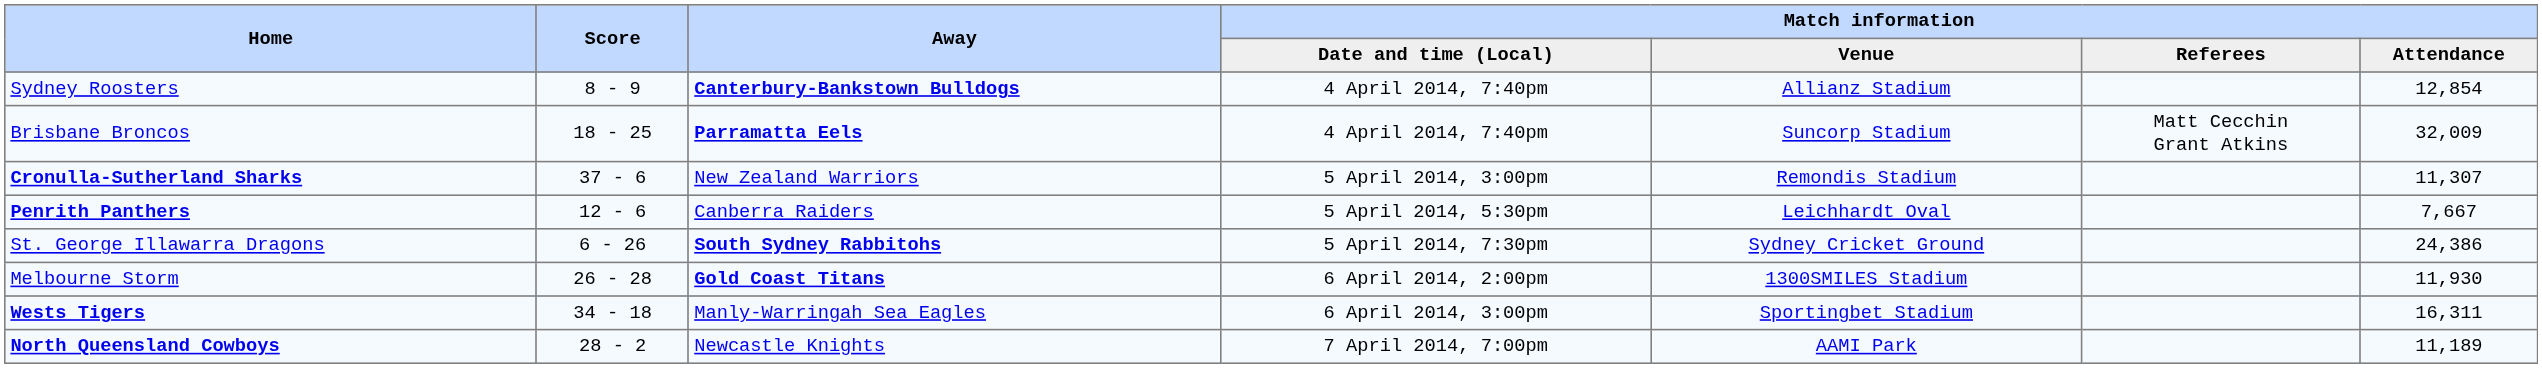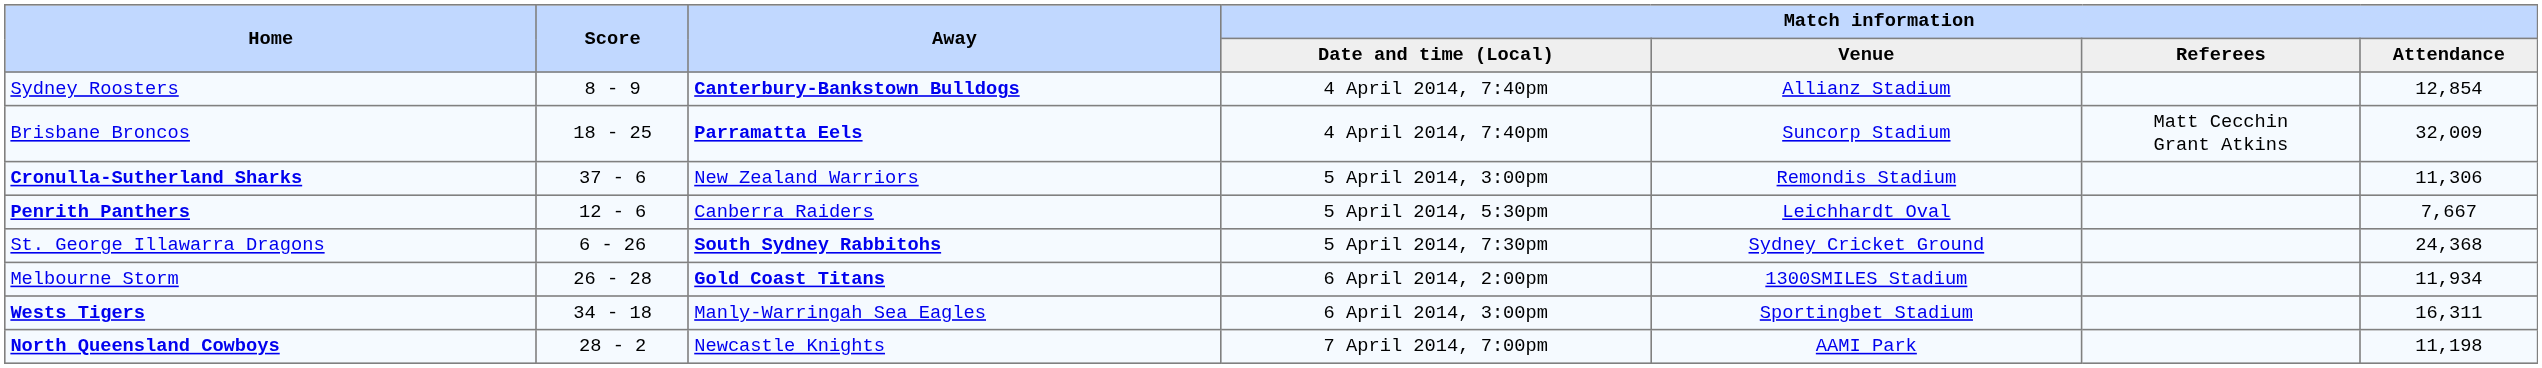(2449, 178) 11,307 -> (2449, 178) 11,306
(2449, 246) 24,386 -> (2449, 246) 24,368
(2449, 279) 11,930 -> (2449, 279) 11,934
(2449, 346) 11,189 -> (2449, 346) 11,198
